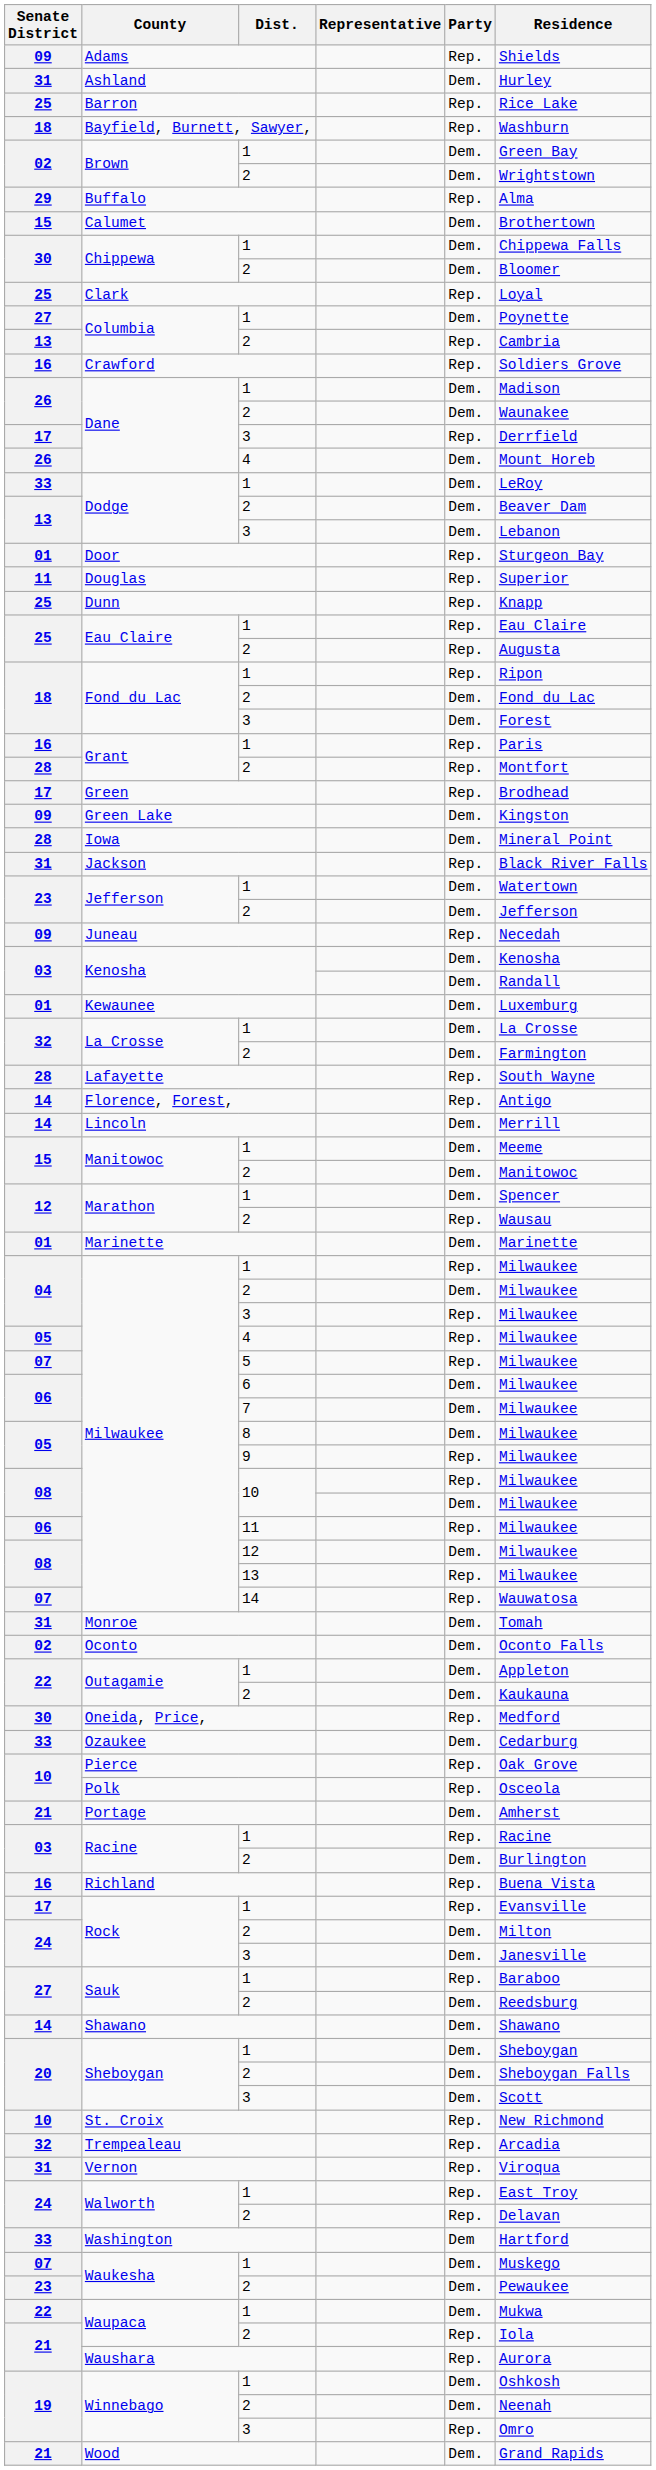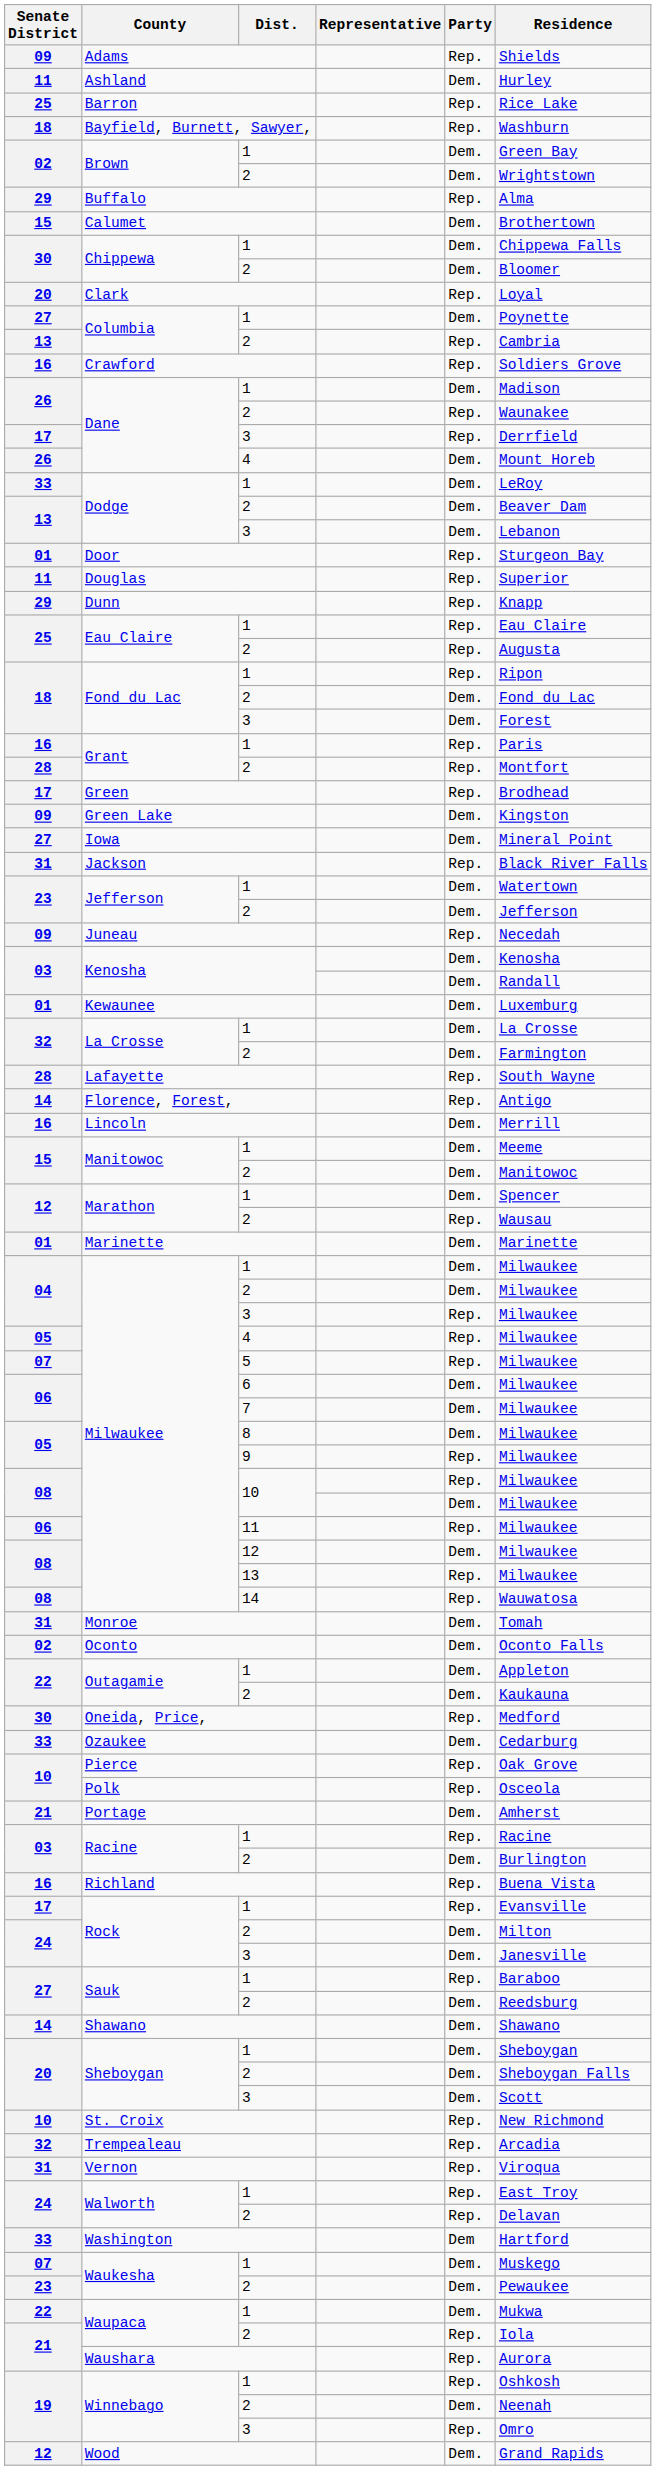(43, 81) 31 -> (43, 81) 11
(43, 294) 25 -> (43, 294) 20
(466, 413) Dem. -> (466, 413) Rep.
(43, 603) 25 -> (43, 603) 29
(43, 840) 28 -> (43, 840) 27
(43, 1125) 14 -> (43, 1125) 16
(466, 1267) Rep. -> (466, 1267) Dem.
(43, 1599) 07 -> (43, 1599) 08
(466, 2382) Dem. -> (466, 2382) Rep.
(43, 2454) 21 -> (43, 2454) 12
